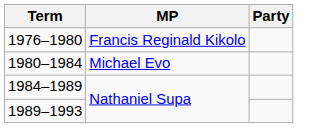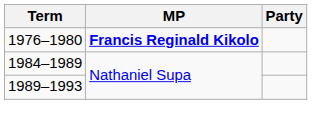(167, 39) normal -> (174, 39) bold
- row: (45, 63)
